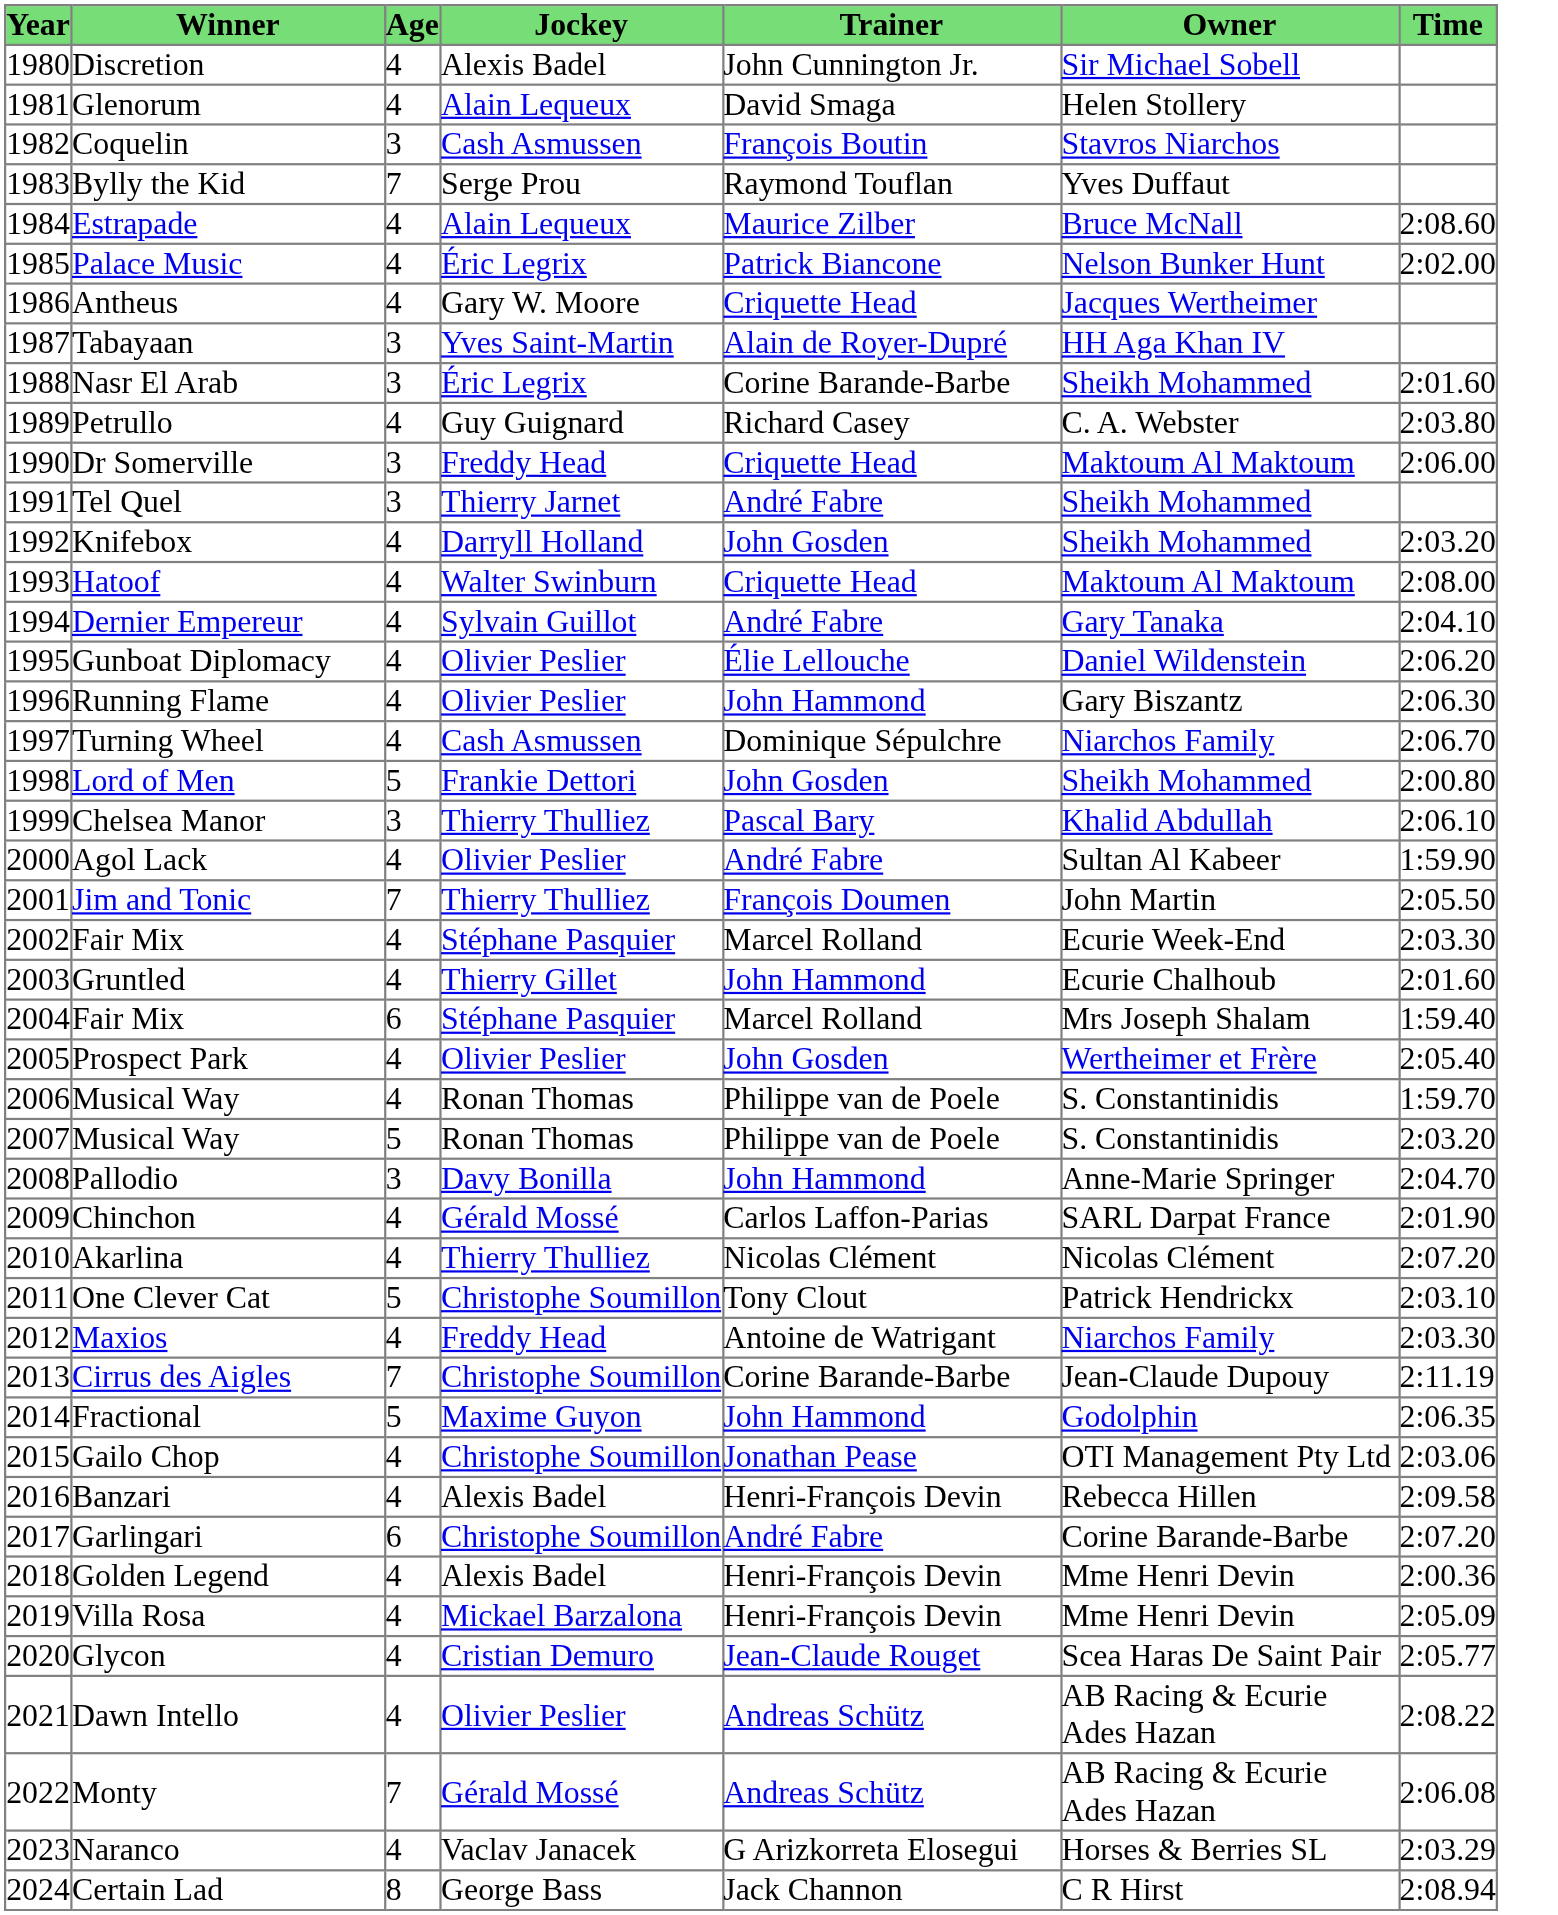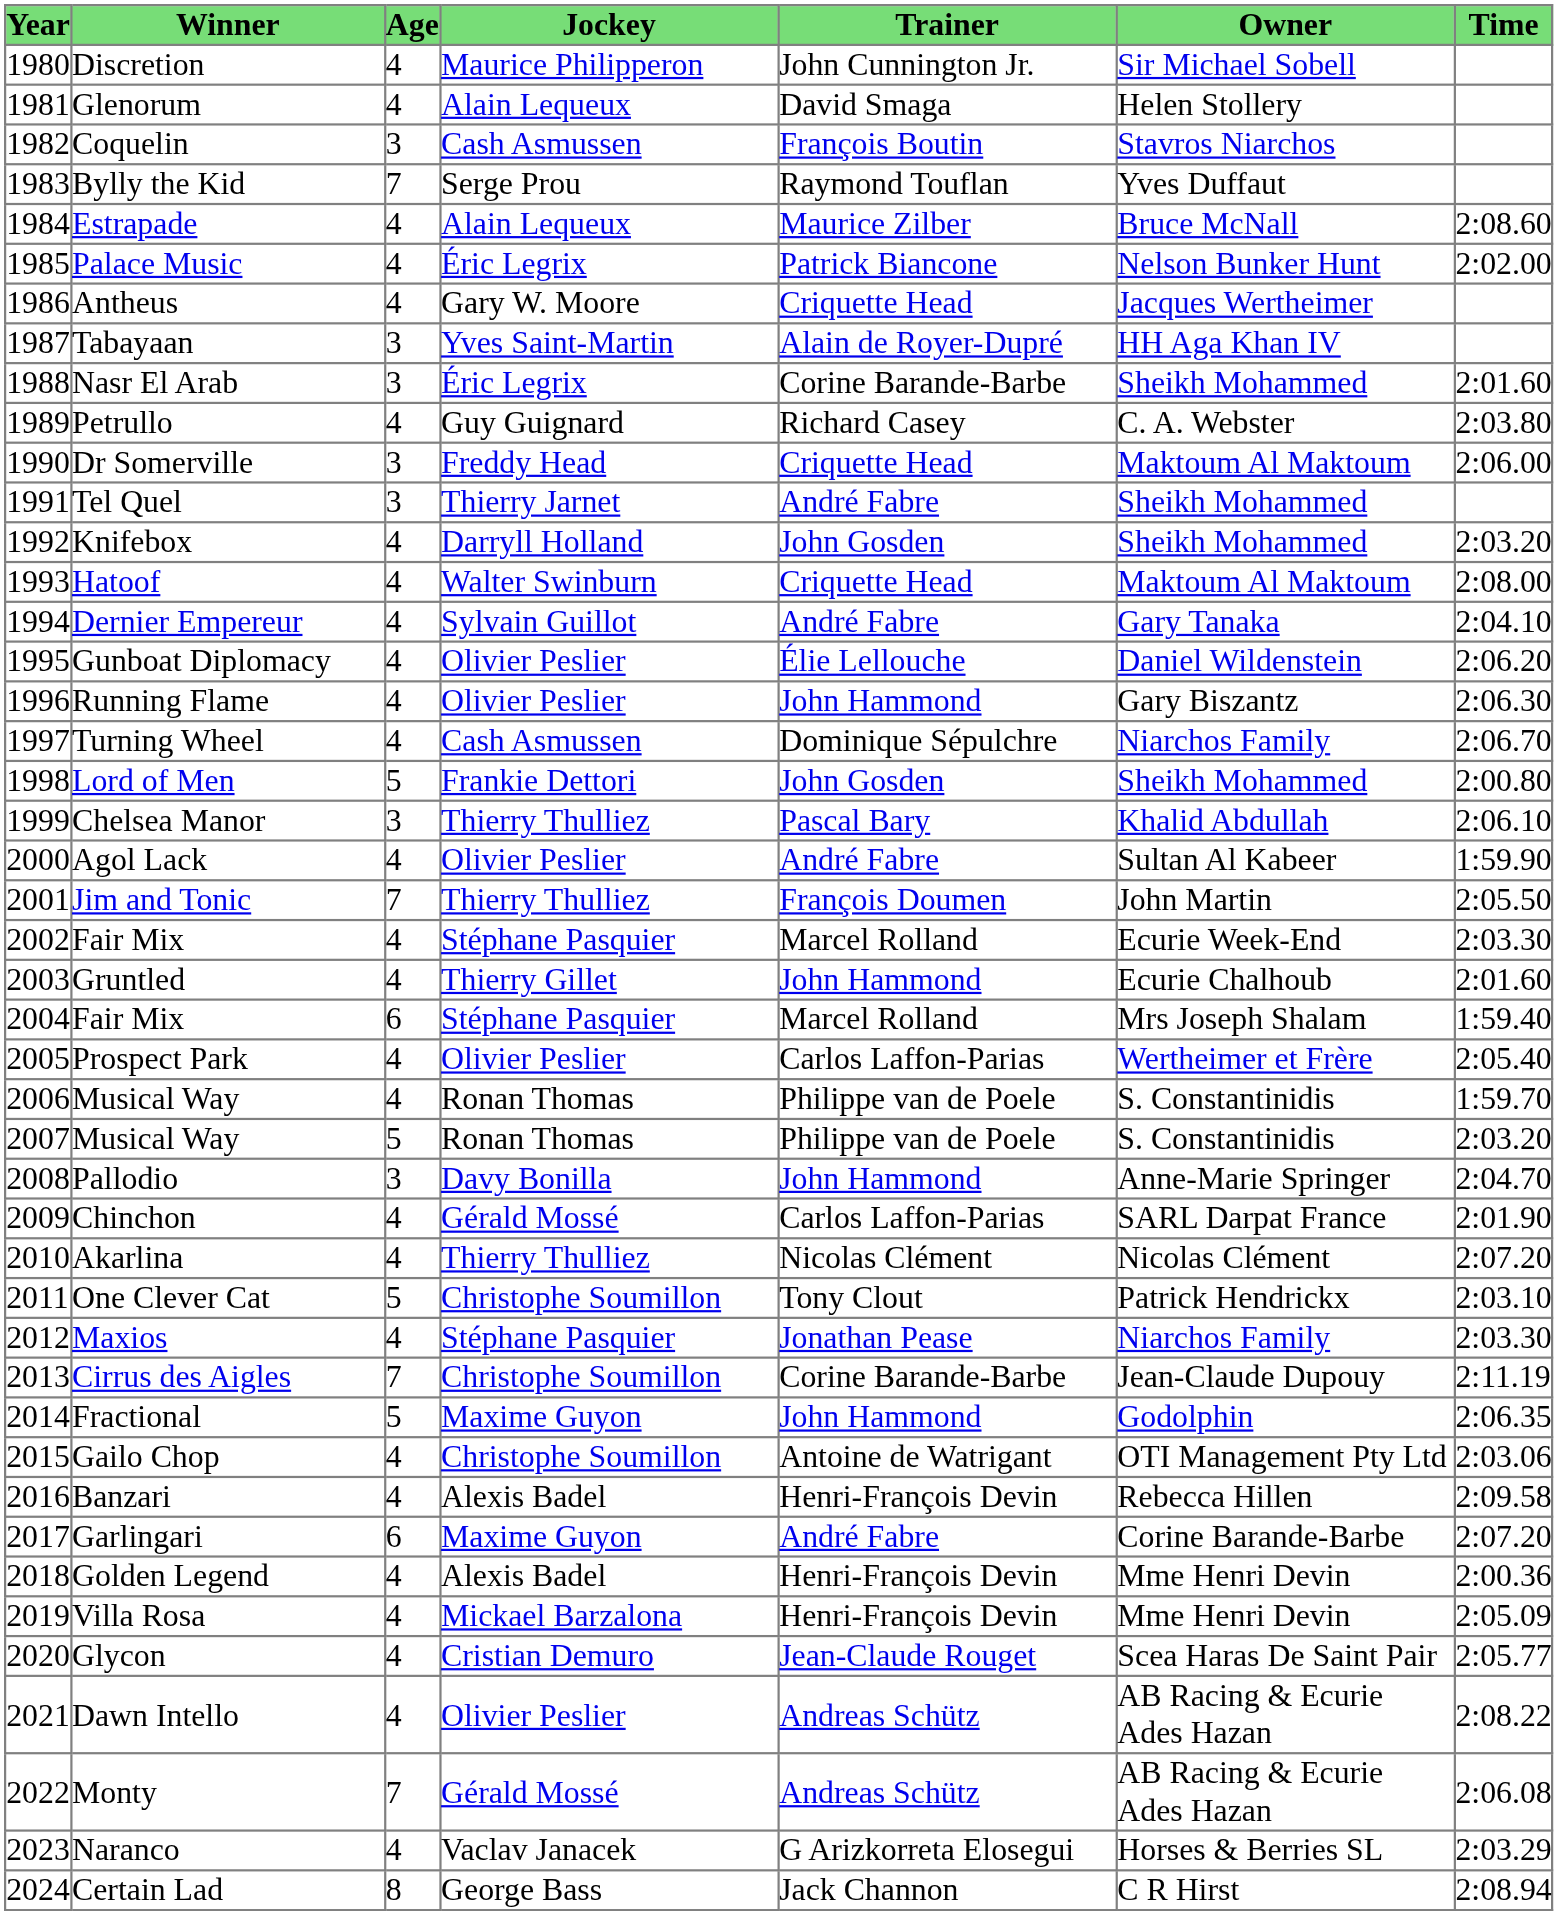(524, 64) Alexis Badel -> (572, 64) Maurice Philipperon
(806, 1058) John Gosden -> (912, 1058) Carlos Laffon-Parias
(524, 1337) Freddy Head -> (558, 1337) Stéphane Pasquier
(860, 1337) Antoine de Watrigant -> (876, 1337) Jonathan Pease
(820, 1456) Jonathan Pease -> (915, 1456) Antoine de Watrigant
(581, 1536) Christophe Soumillon -> (541, 1536) Maxime Guyon
